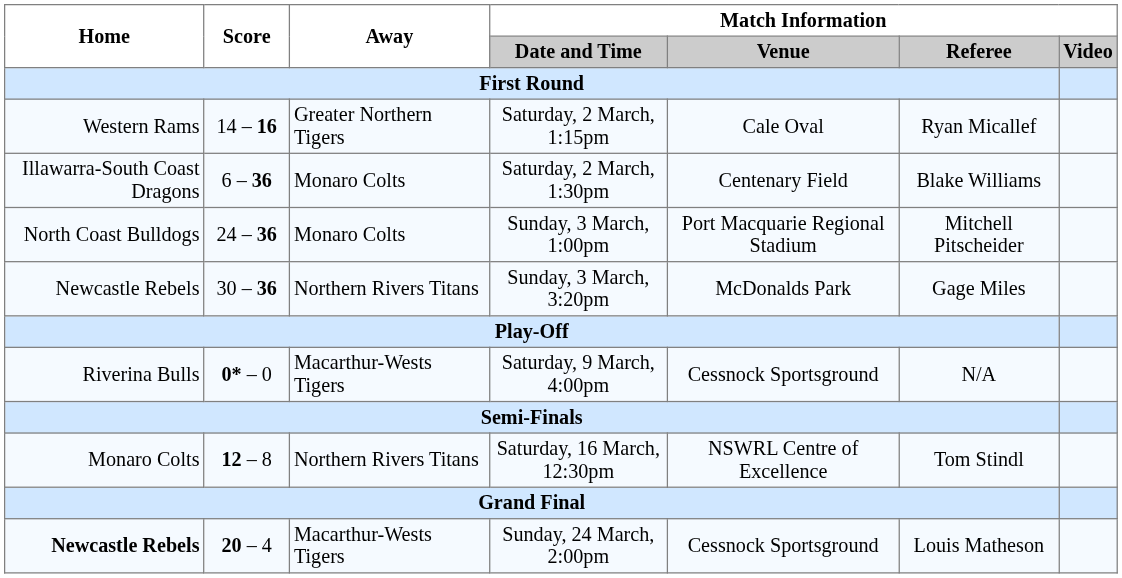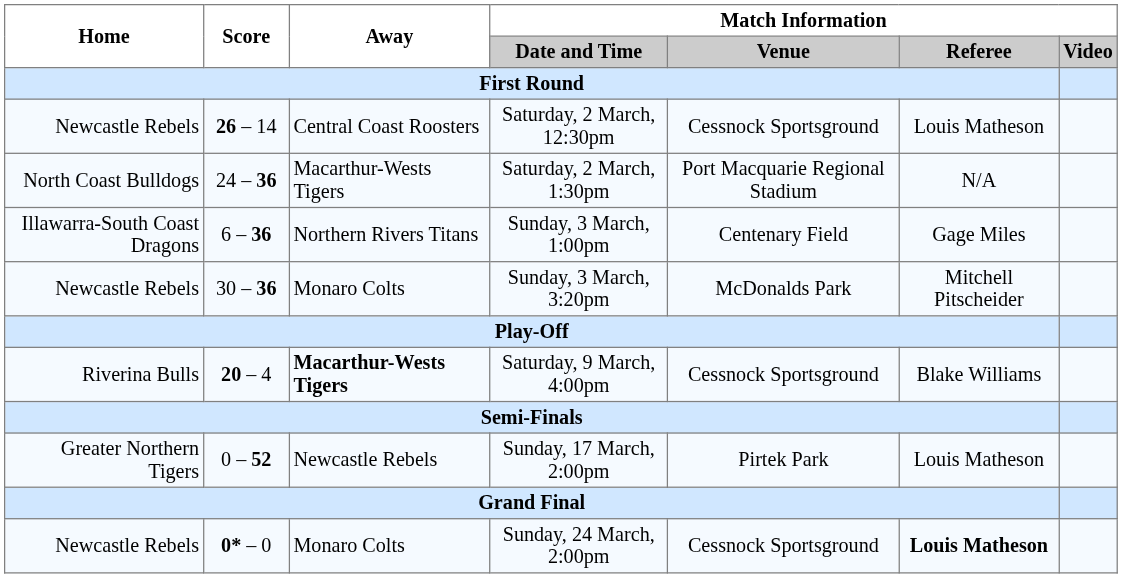+ row: (579, 126)
- row: (578, 126)
(111, 180) Illawarra-South Coast Dragons -> (111, 180) North Coast Bulldogs
(247, 180) 6 – 36 -> (246, 180) 24 – 36
(350, 180) Monaro Colts -> (362, 180) Macarthur-Wests Tigers
(783, 180) Centenary Field -> (783, 180) Port Macquarie Regional Stadium
(979, 180) Blake Williams -> (979, 180) N/A
(112, 234) North Coast Bulldogs -> (110, 234) Illawarra-South Coast Dragons
(247, 234) 24 – 36 -> (246, 234) 6 – 36
(350, 234) Monaro Colts -> (386, 234) Northern Rivers Titans
(783, 234) Port Macquarie Regional Stadium -> (783, 234) Centenary Field
(979, 234) Mitchell Pitscheider -> (979, 234) Gage Miles
(386, 288) Northern Rivers Titans -> (349, 288) Monaro Colts
(979, 288) Gage Miles -> (979, 288) Mitchell Pitscheider
(247, 374) 0* – 0 -> (246, 374) 20 – 4
(363, 374) normal -> (369, 374) bold
(979, 374) N/A -> (979, 374) Blake Williams
- row: (578, 459)
+ row: (579, 459)
(125, 545) bold -> (127, 545) normal
(247, 545) 20 – 4 -> (246, 545) 0* – 0
(363, 545) Macarthur-Wests Tigers -> (349, 545) Monaro Colts
(979, 545) normal -> (979, 545) bold
